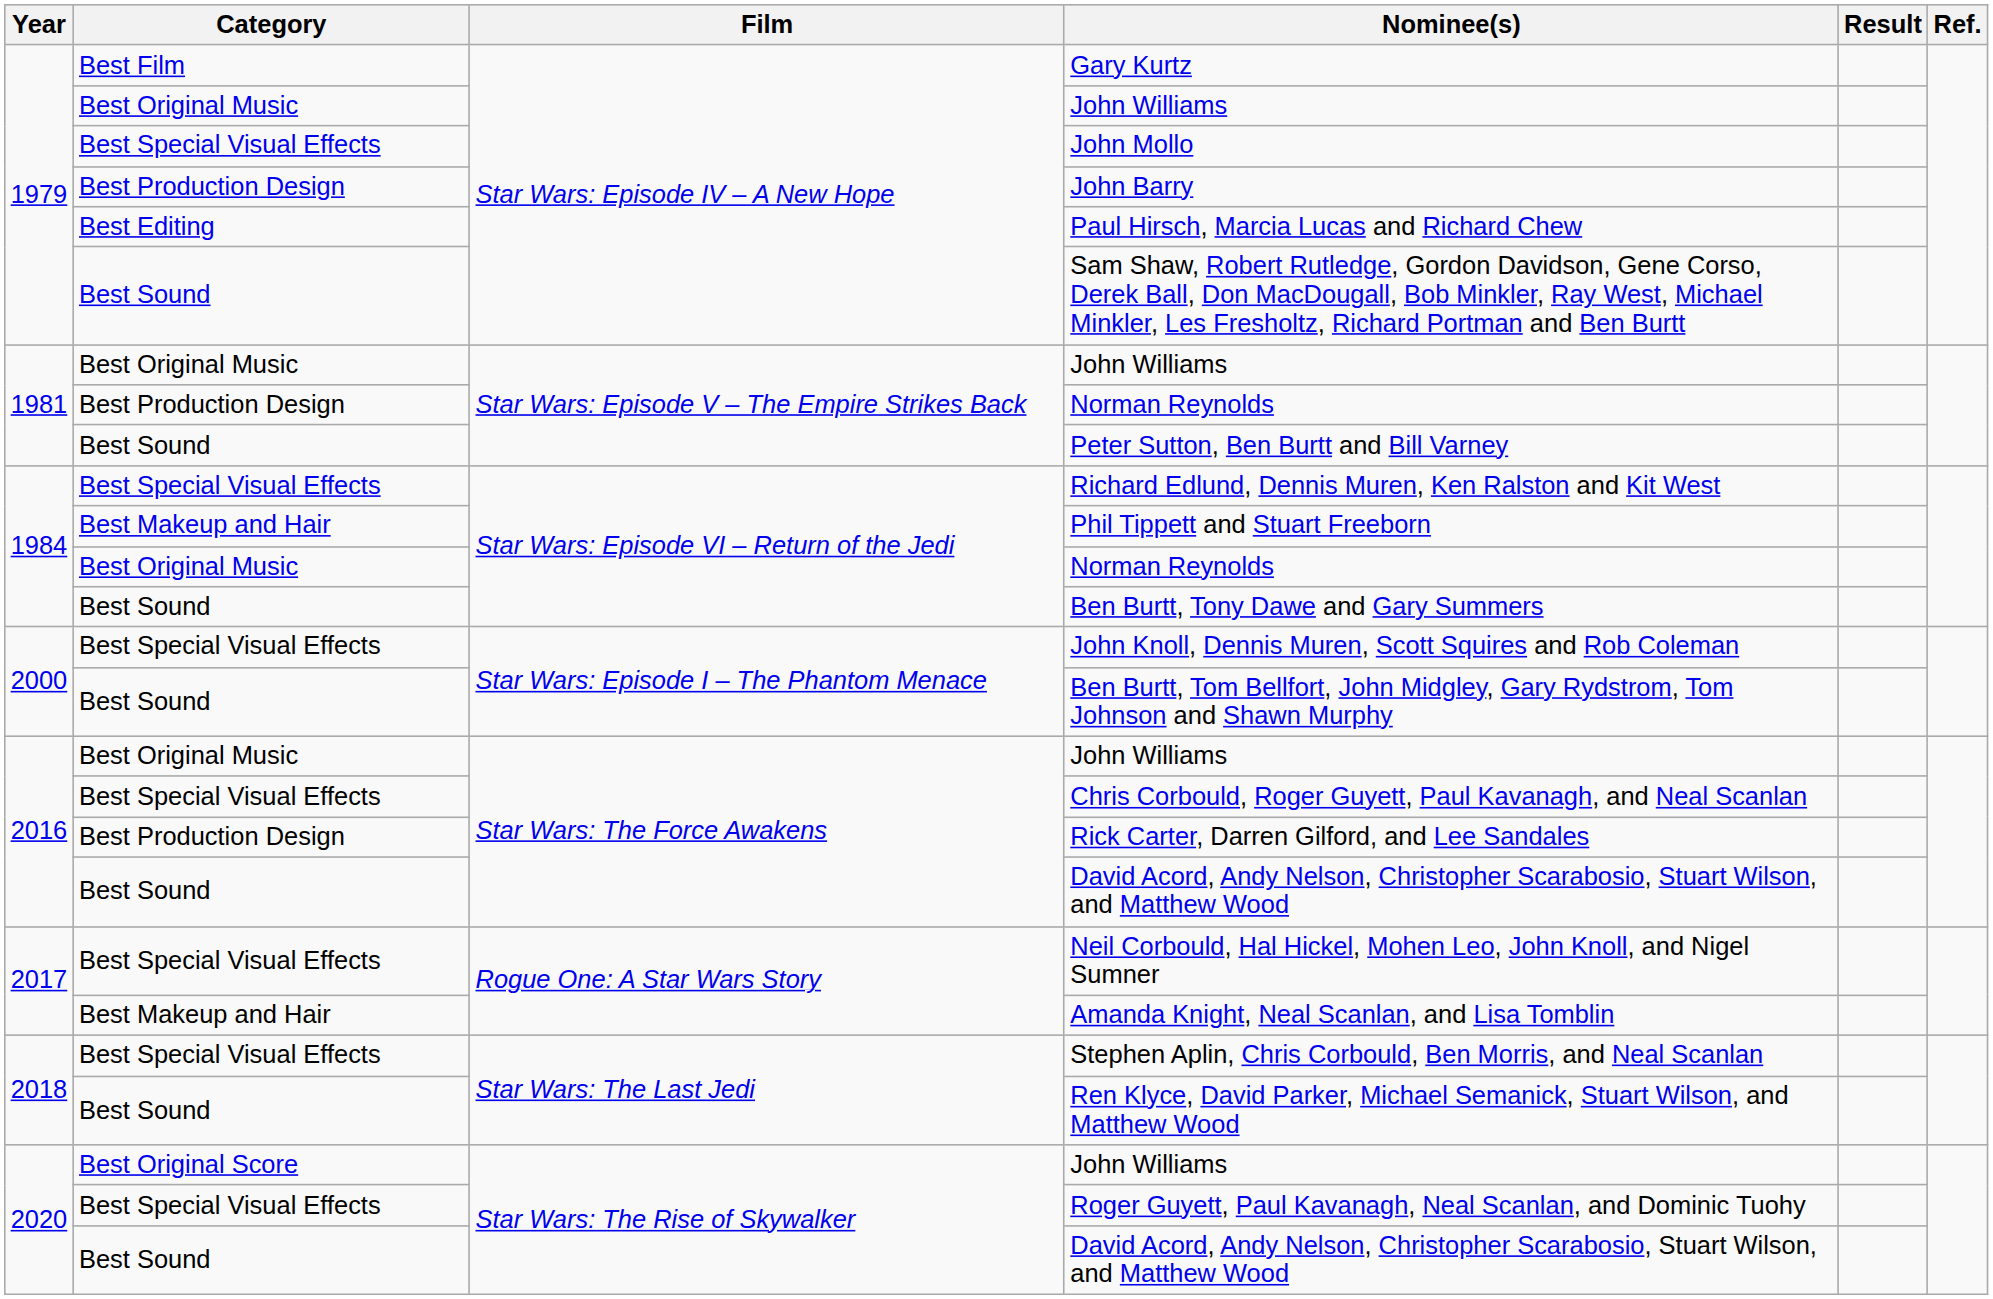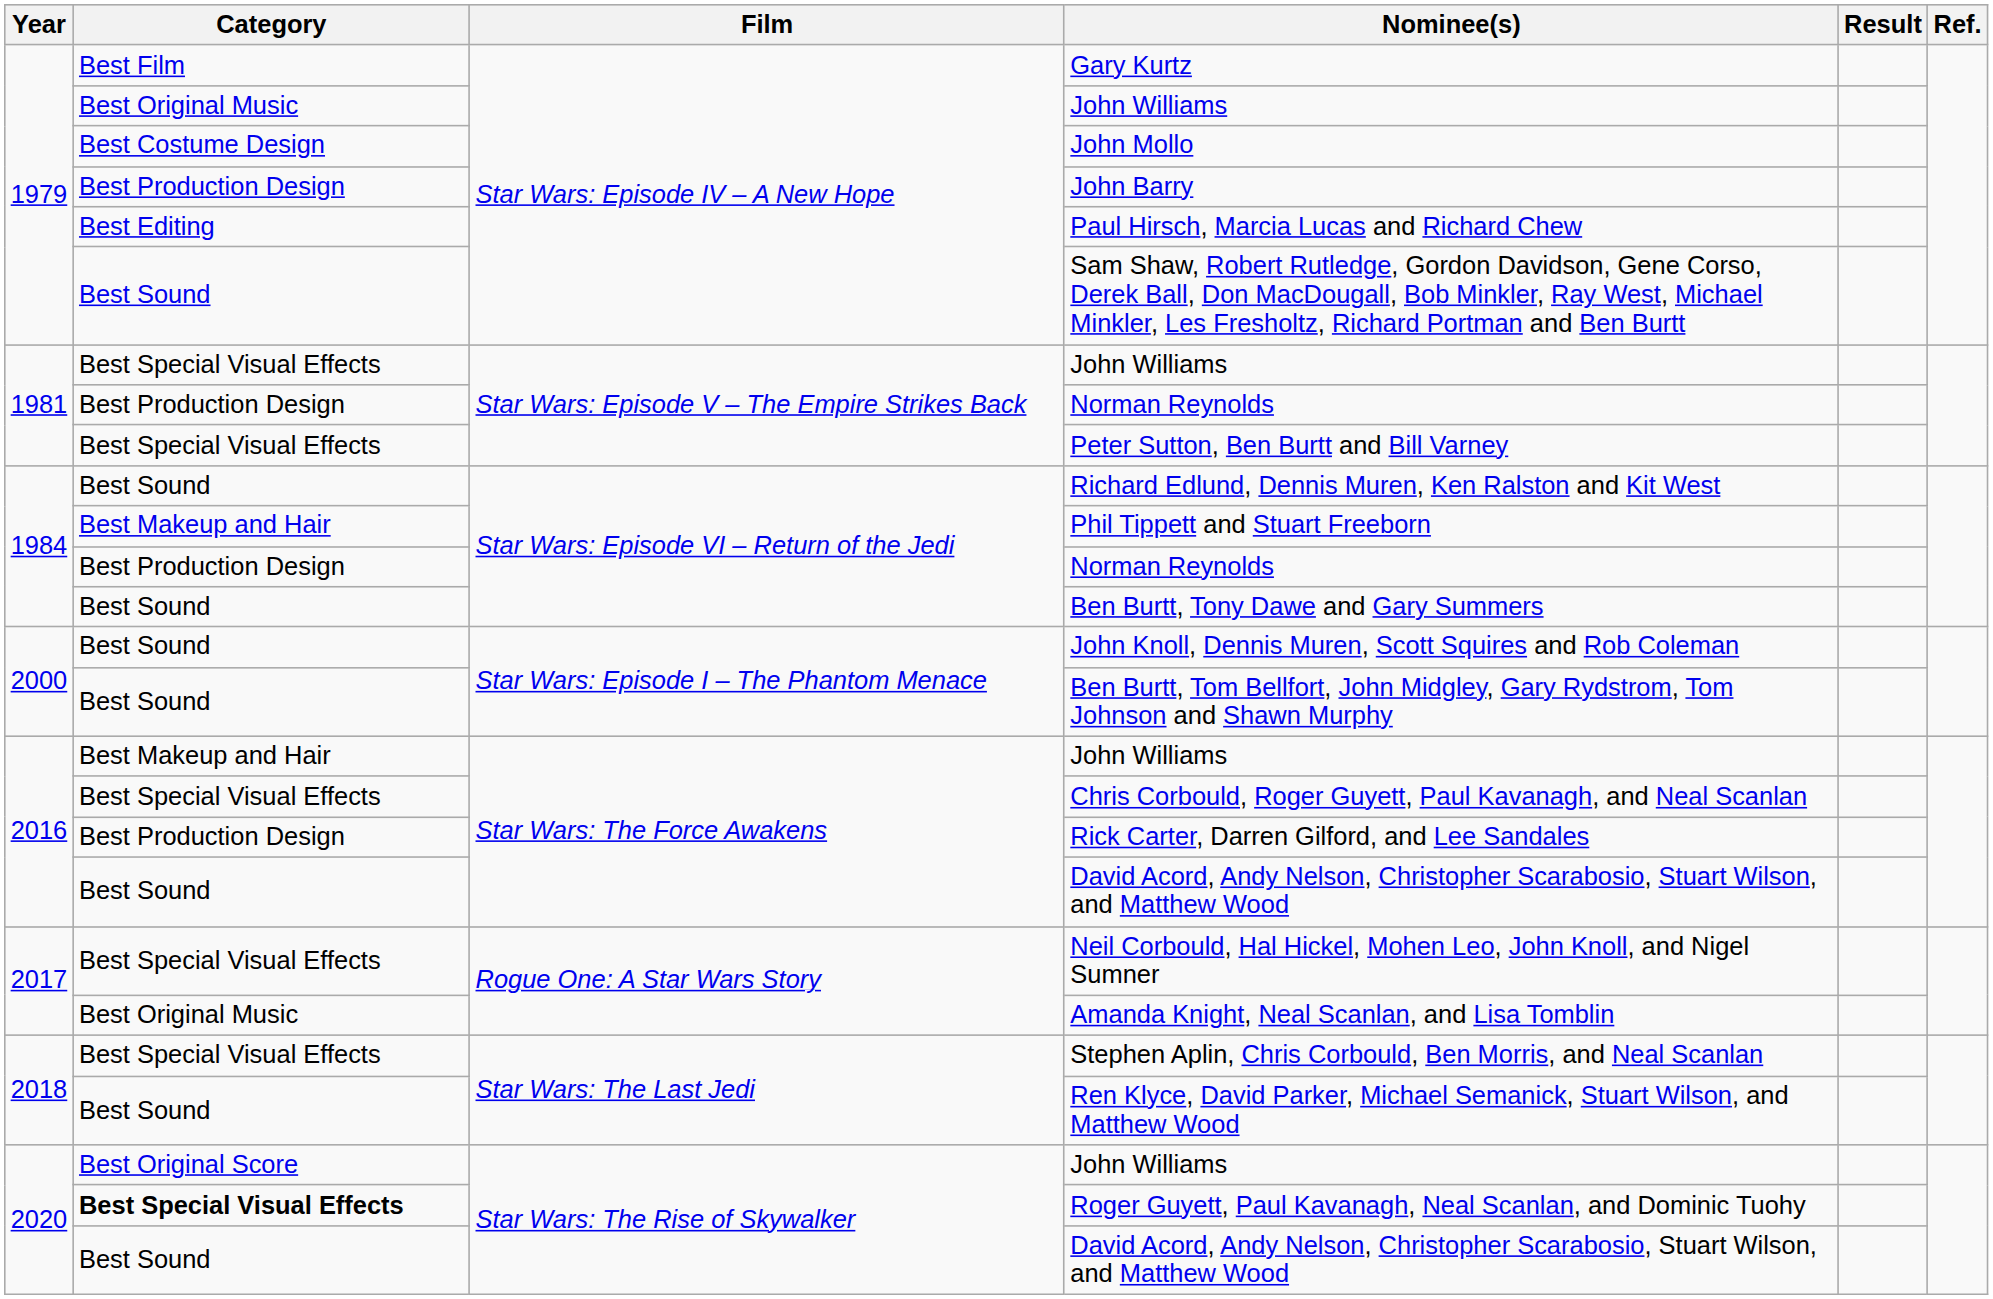(230, 145) Best Special Visual Effects -> (202, 145) Best Costume Design
(189, 364) Best Original Music -> (230, 364) Best Special Visual Effects
(145, 445) Best Sound -> (230, 445) Best Special Visual Effects
(230, 485) Best Special Visual Effects -> (145, 485) Best Sound
(189, 566) Best Original Music -> (212, 566) Best Production Design
(230, 646) Best Special Visual Effects -> (145, 646) Best Sound
(189, 756) Best Original Music -> (205, 756) Best Makeup and Hair
(205, 1015) Best Makeup and Hair -> (189, 1015) Best Original Music
(230, 1205) normal -> (241, 1205) bold
